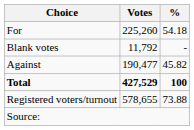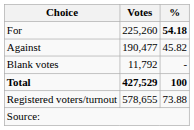(175, 30) normal -> (175, 30) bold
rows swapped: (24, 64) <-> (33, 47)
